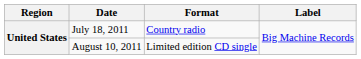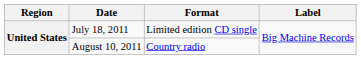(176, 29) Country radio -> (202, 29) Limited edition CD single
(202, 46) Limited edition CD single -> (176, 46) Country radio
